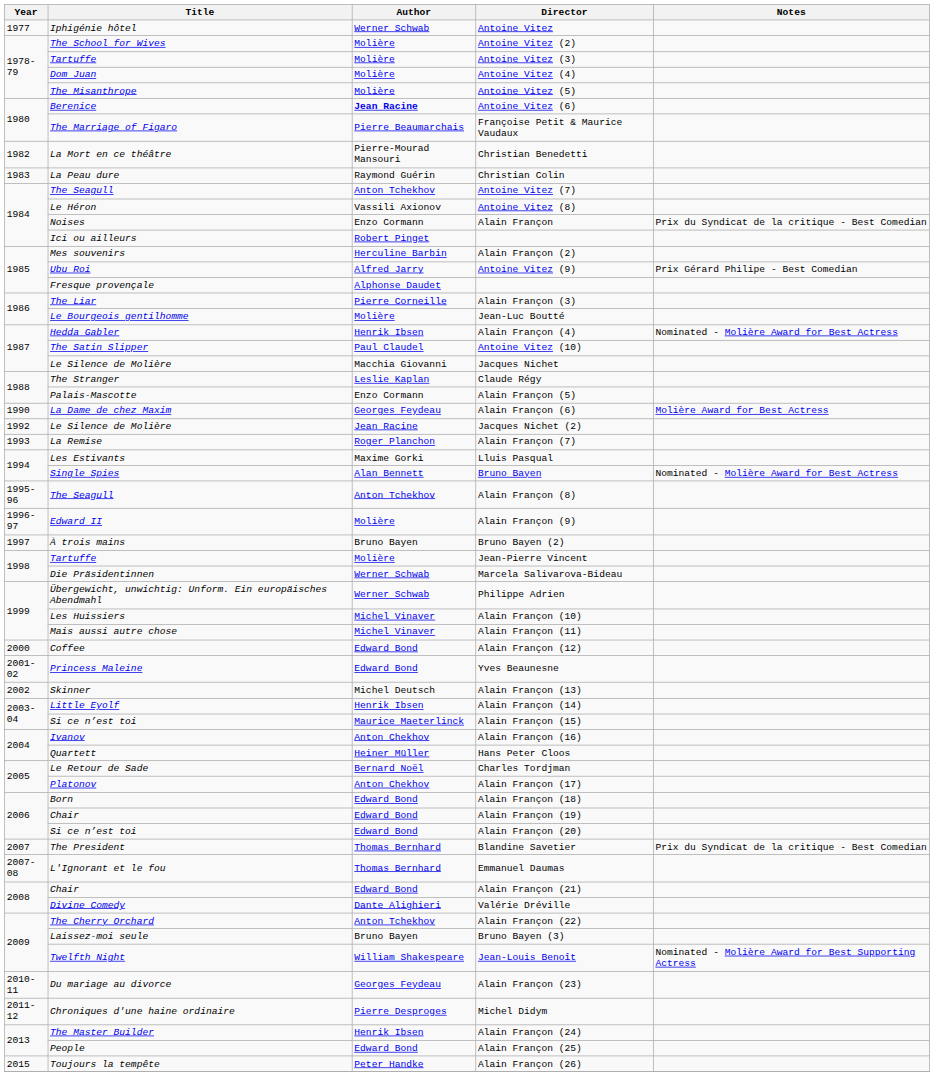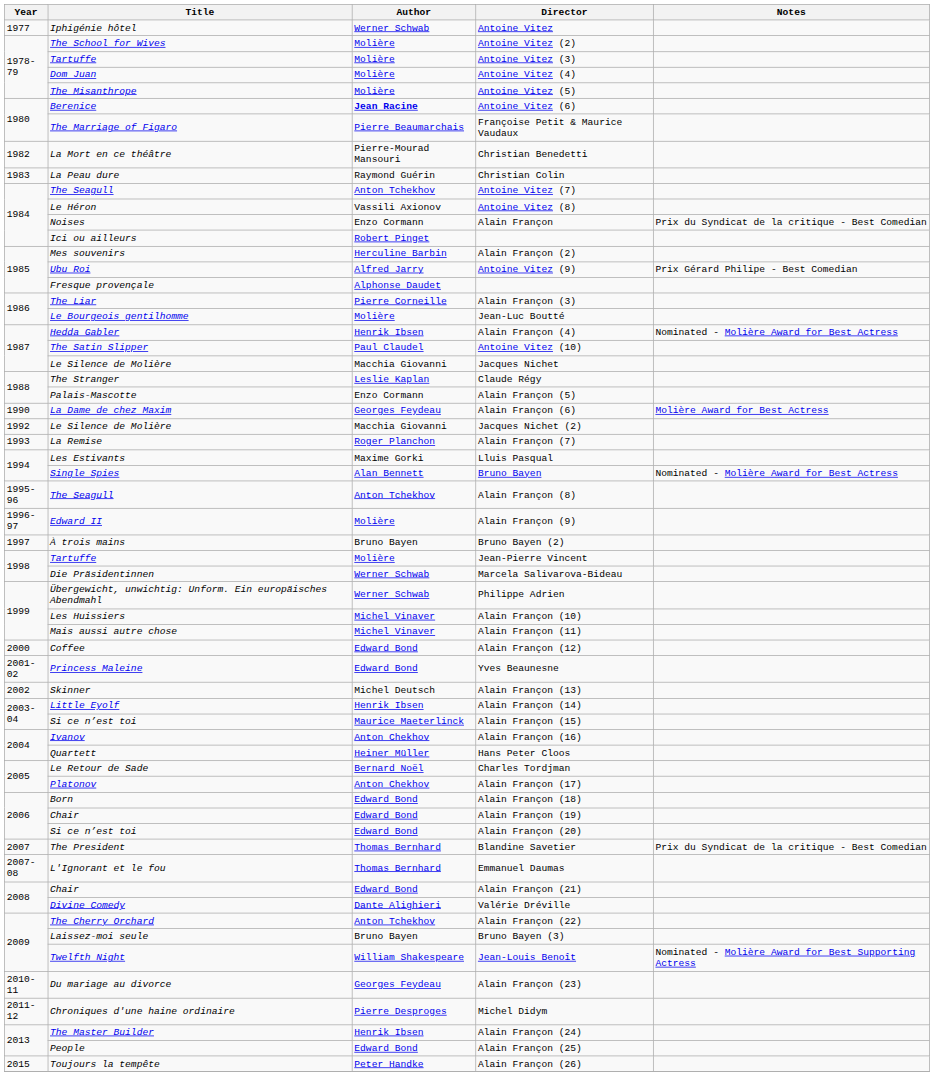(386, 426) Jean Racine -> (400, 426) Macchia Giovanni
